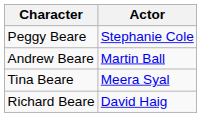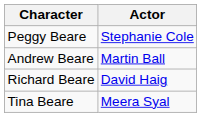rows swapped: (51, 101) <-> (41, 79)
